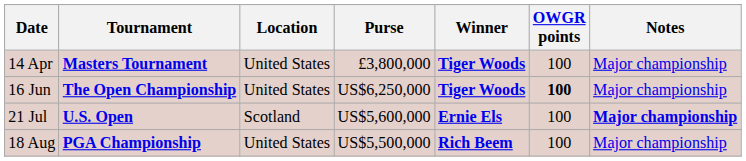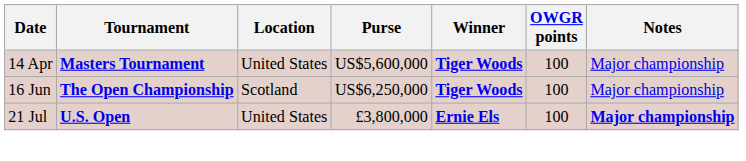(394, 63) £3,800,000 -> (381, 63) US$5,600,000
(287, 90) United States -> (269, 90) Scotland
(559, 90) bold -> (557, 90) normal
(272, 116) Scotland -> (284, 116) United States
(384, 116) US$5,600,000 -> (392, 116) £3,800,000
- row: (32, 143)
